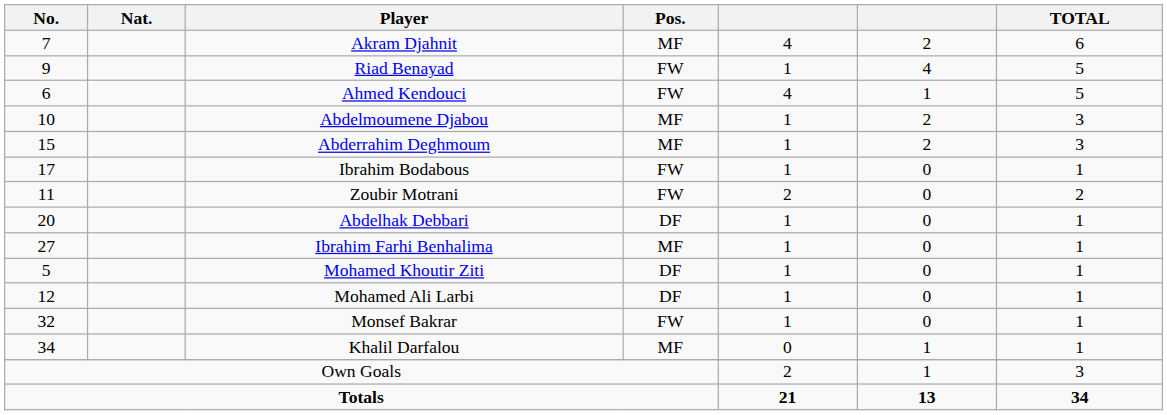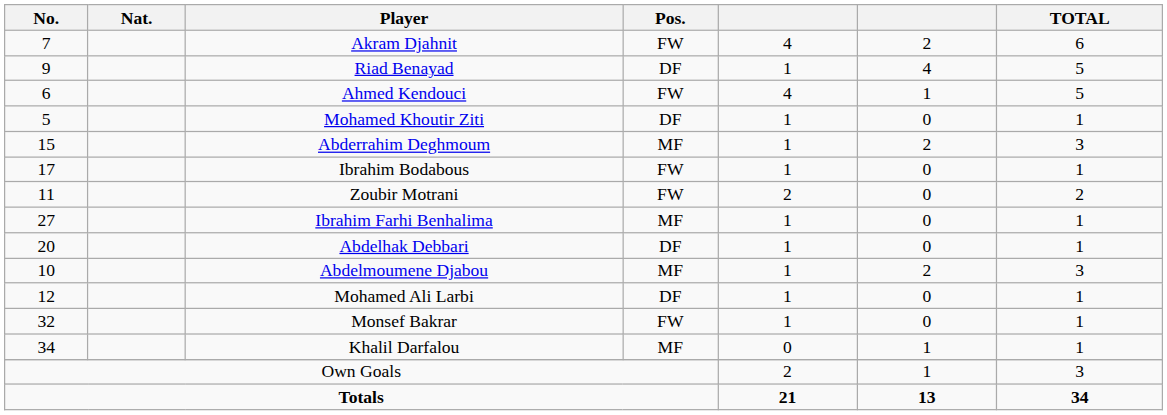(670, 43) MF -> (670, 43) FW
(670, 68) FW -> (670, 68) DF
rows swapped: (404, 119) <-> (404, 271)
rows swapped: (404, 220) <-> (404, 245)
